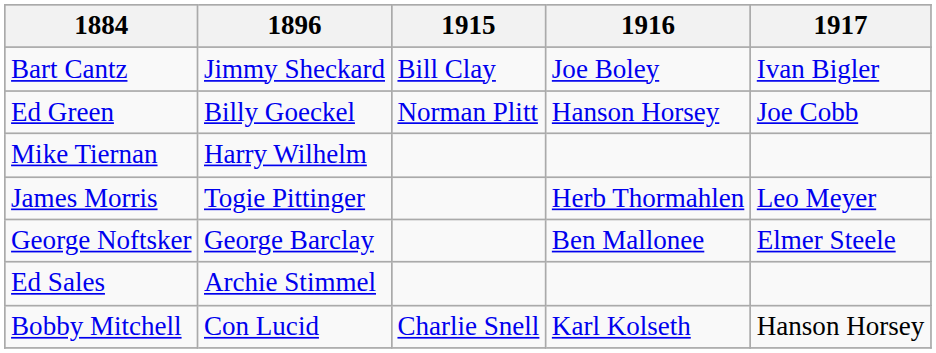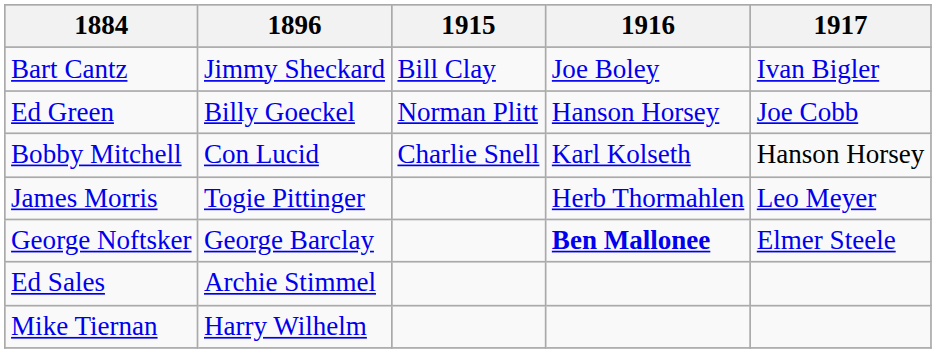rows swapped: (96, 326) <-> (84, 154)
(628, 240) normal -> (631, 240) bold
